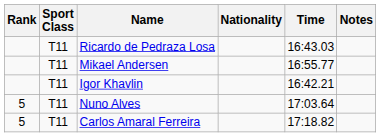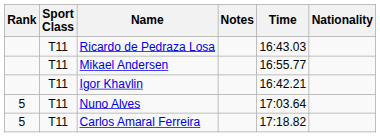columns swapped: (251, 20) <-> (356, 20)
